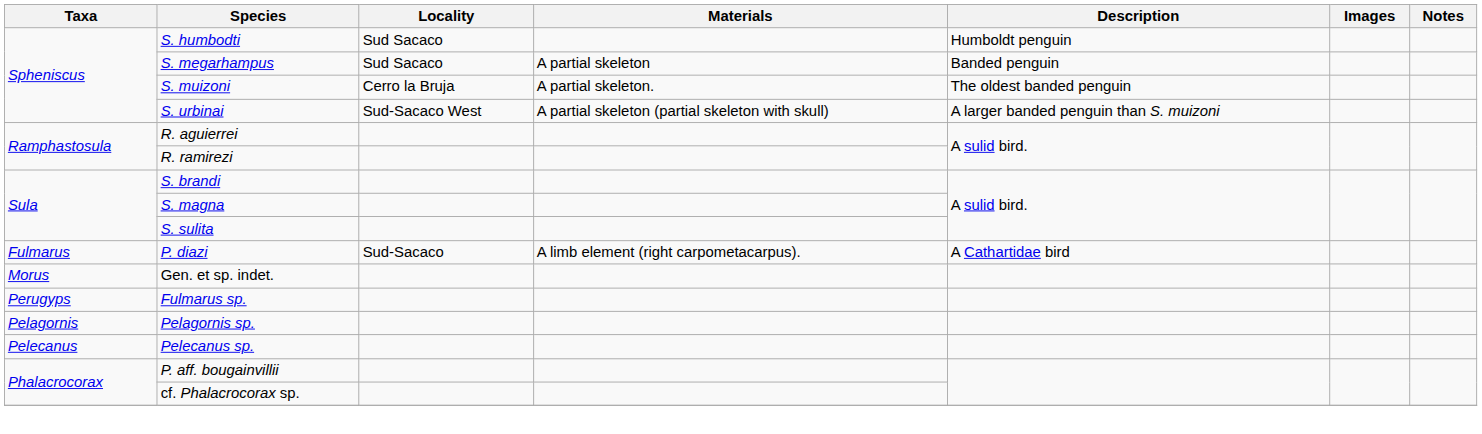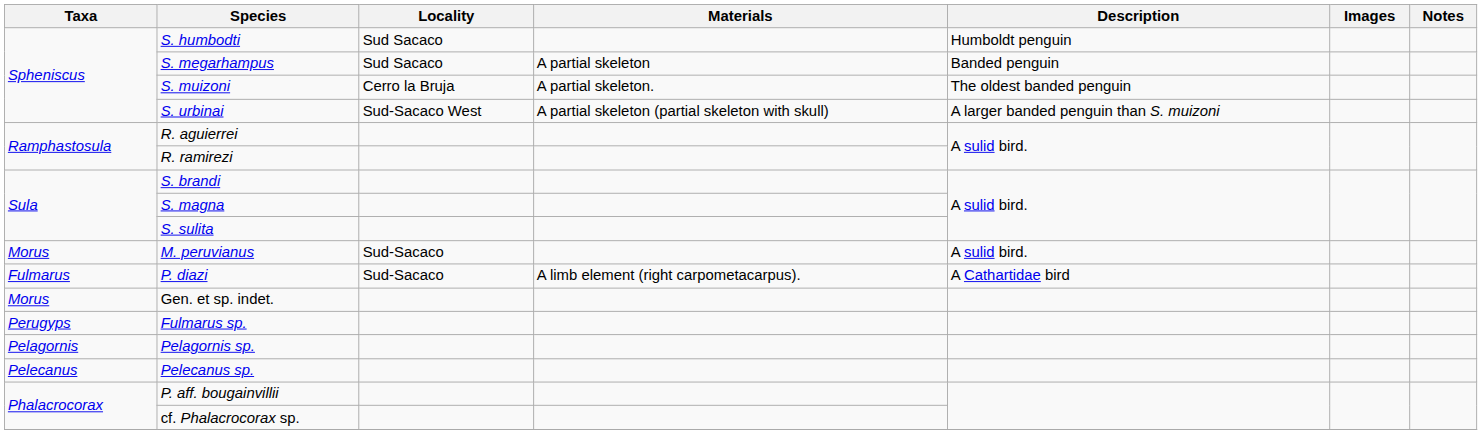+ row: (207, 252)
